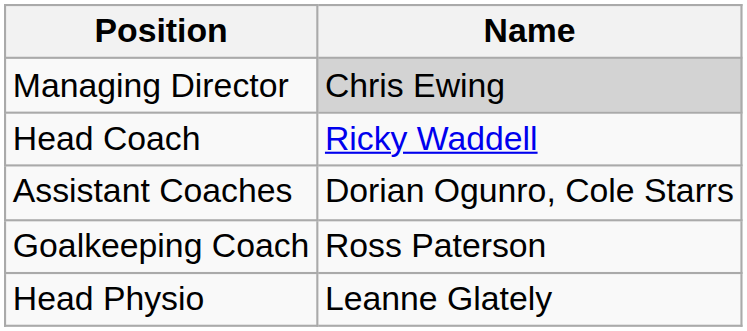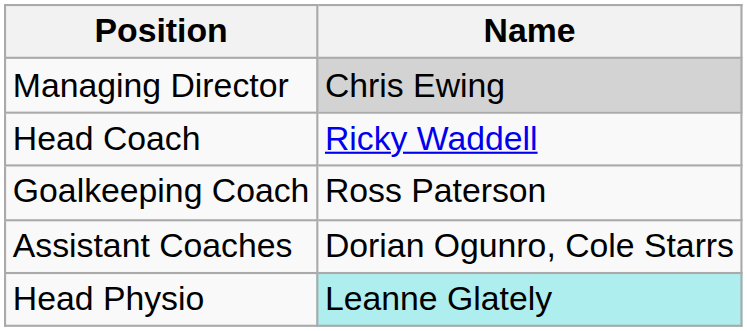rows swapped: (153, 191) <-> (161, 245)
(439, 298) no background -> (439, 298) paleturquoise background
